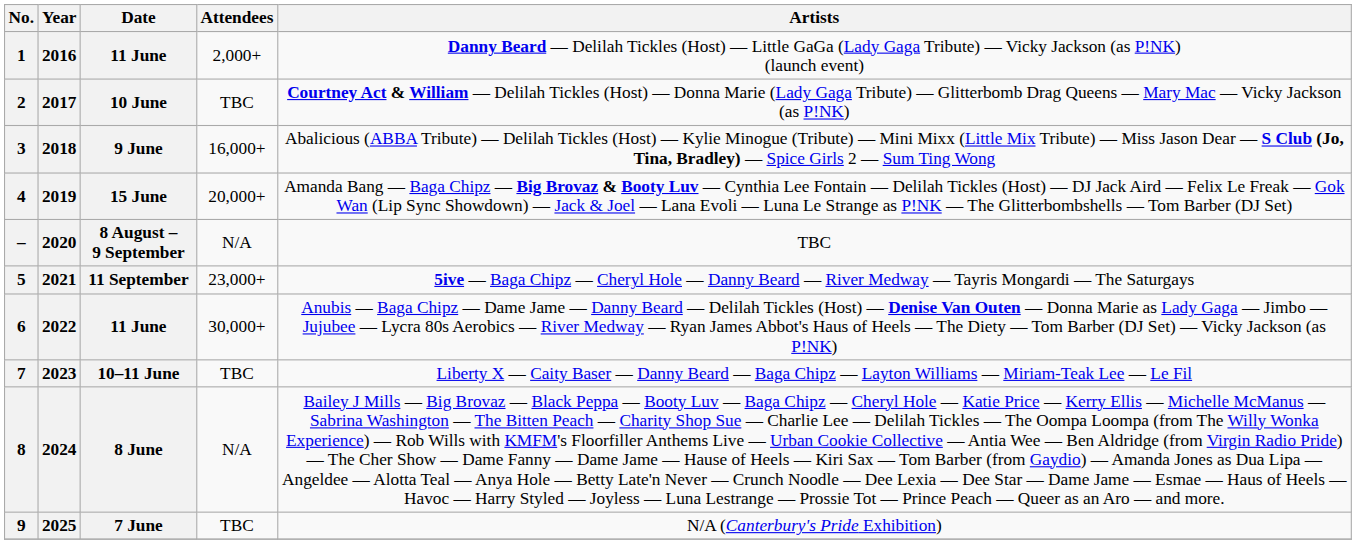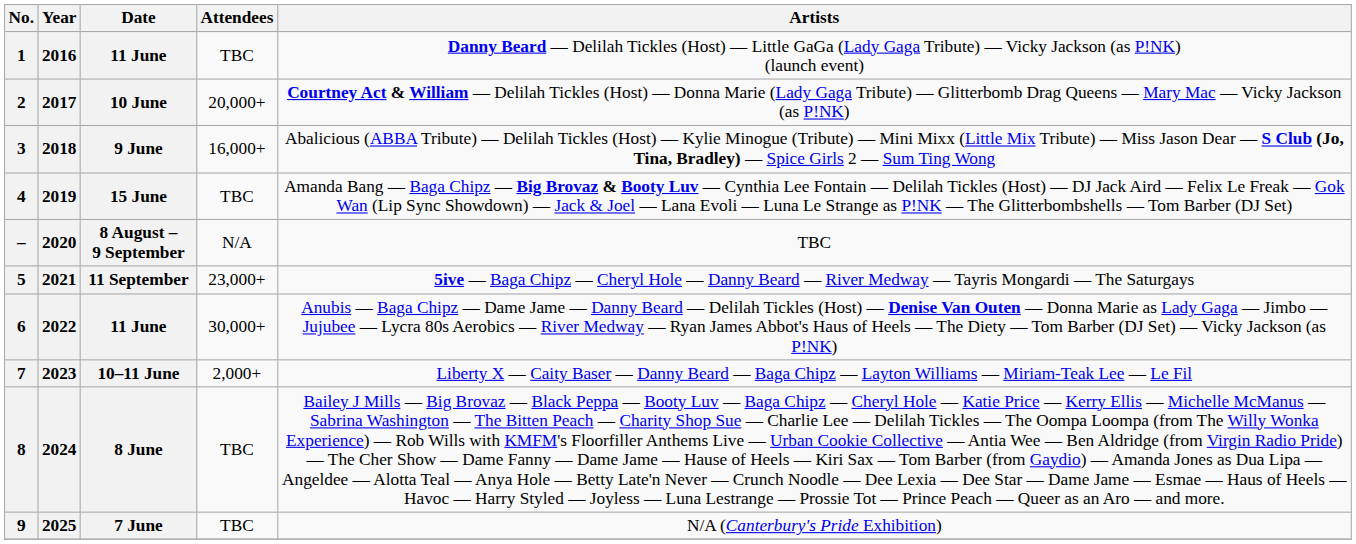(237, 55) 2,000+ -> (237, 55) TBC
(237, 102) TBC -> (237, 102) 20,000+
(237, 195) 20,000+ -> (237, 195) TBC
(237, 373) TBC -> (237, 373) 2,000+
(237, 449) N/A -> (237, 449) TBC
